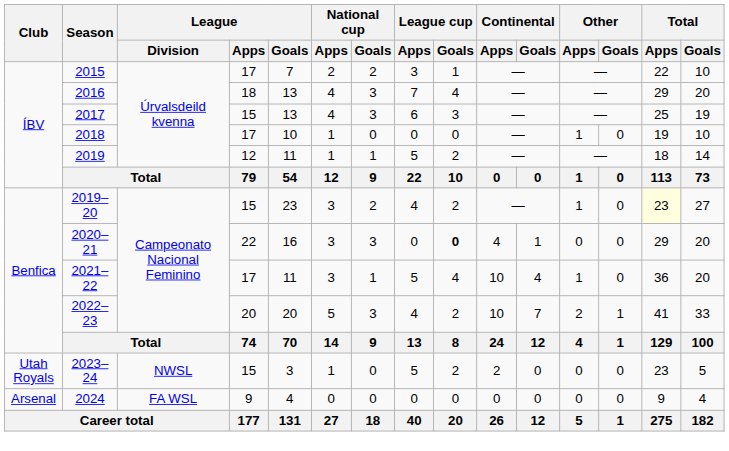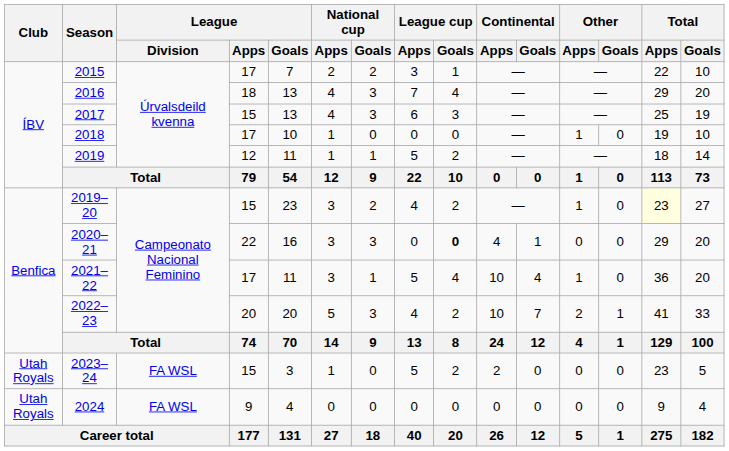(173, 370) NWSL -> (173, 370) FA WSL
(34, 399) Arsenal -> (33, 406) Utah Royals
